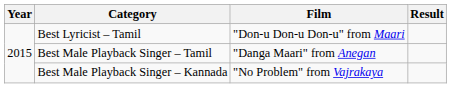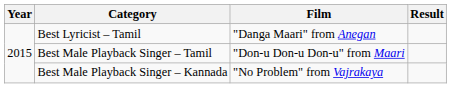(319, 33) "Don-u Don-u Don-u" from Maari -> (304, 33) "Danga Maari" from Anegan
(304, 53) "Danga Maari" from Anegan -> (319, 53) "Don-u Don-u Don-u" from Maari
